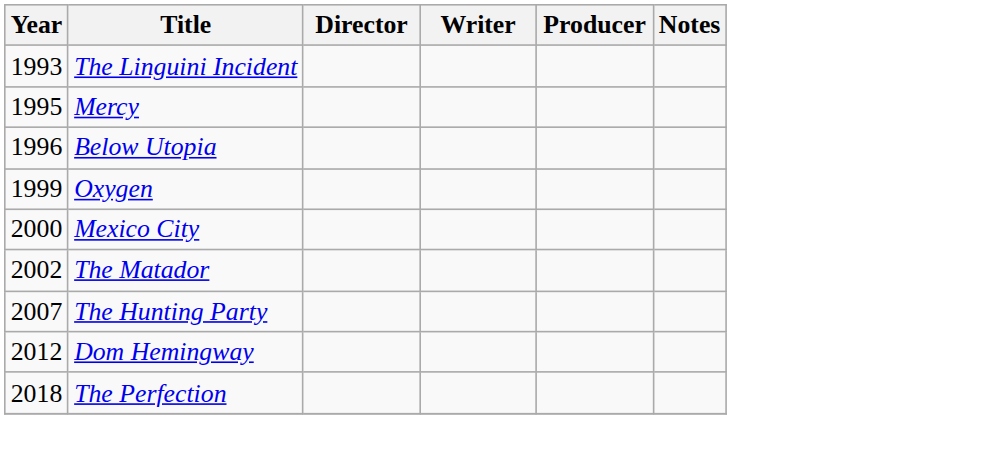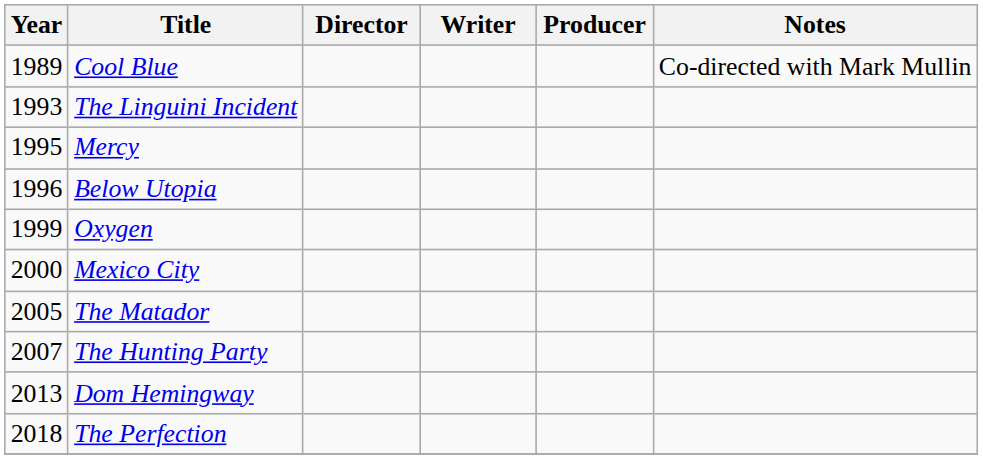+ row: (126, 65)
(37, 270) 2002 -> (37, 310) 2005
(37, 351) 2012 -> (37, 392) 2013
